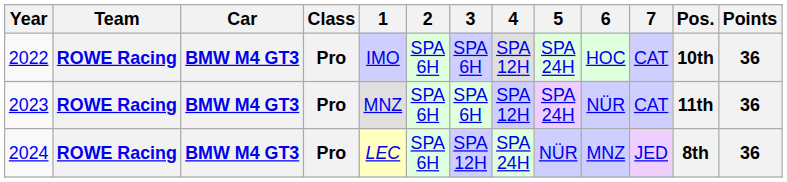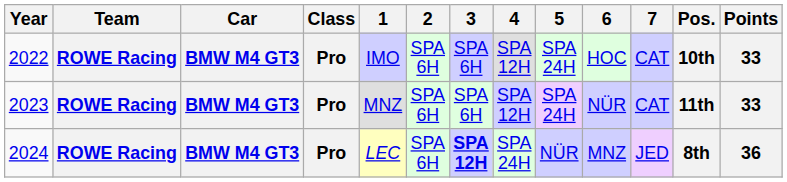(750, 57) 36 -> (751, 57) 33
(750, 105) 36 -> (751, 105) 33
(471, 153) normal -> (471, 153) bold
